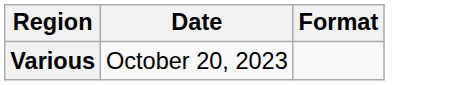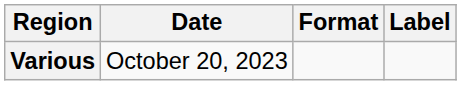+ column: (420, 23)
